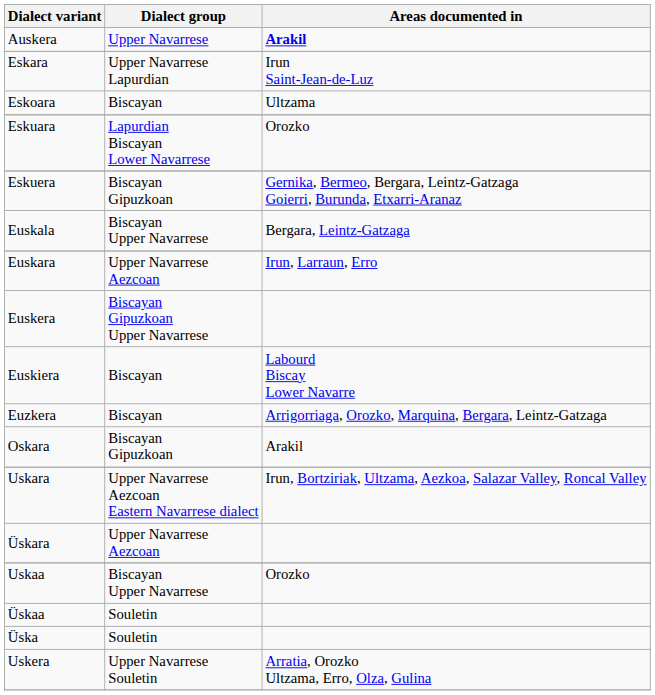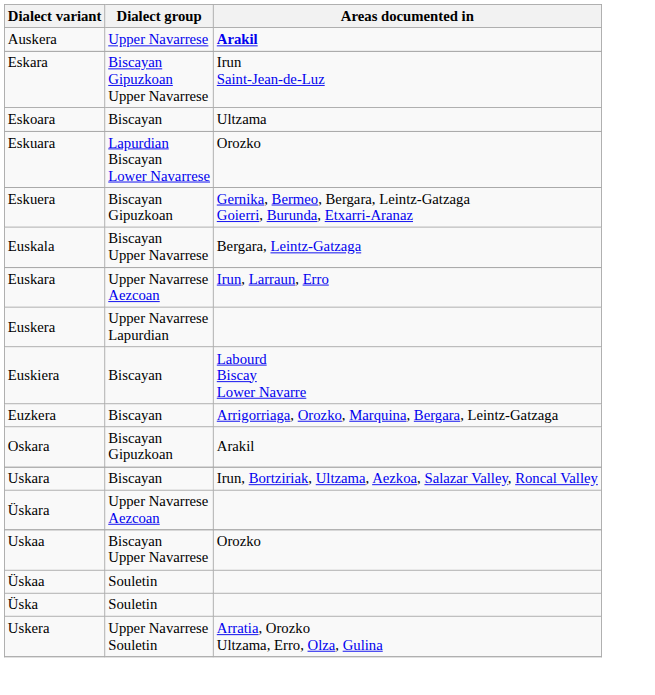(158, 71) Upper Navarrese Lapurdian -> (158, 79) Biscayan Gipuzkoan Upper Navarrese
(158, 318) Biscayan Gipuzkoan Upper Navarrese -> (158, 327) Upper Navarrese Lapurdian
(183, 495) Upper Navarrese Aezcoan Eastern Navarrese dialect -> (135, 478) Biscayan
